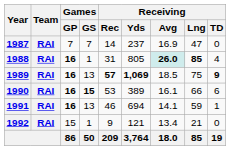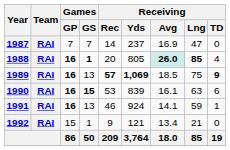(89, 59) normal -> (89, 59) bold
(110, 59) 31 -> (110, 59) 20
(136, 91) 389 -> (136, 91) 839
(196, 91) 66 -> (196, 91) 63
(136, 106) 694 -> (136, 106) 924
